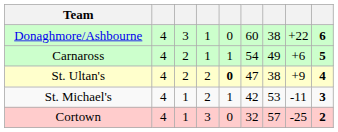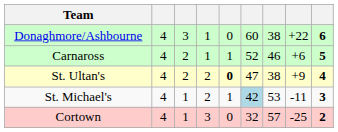(252, 55) 54 -> (252, 55) 52
(274, 55) 49 -> (274, 55) 46
(252, 96) no background -> (252, 96) lightblue background
